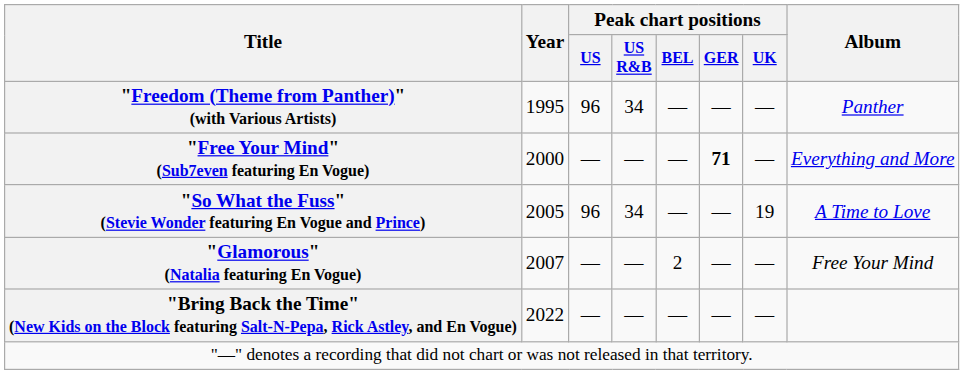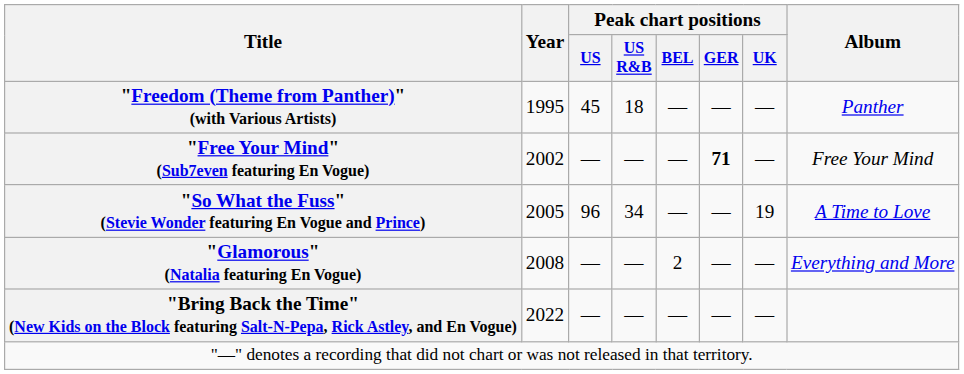(590, 106) 96 -> (590, 106) 45
(634, 106) 34 -> (634, 106) 18
(545, 159) 2000 -> (545, 159) 2002
(873, 159) Everything and More -> (873, 159) Free Your Mind
(545, 263) 2007 -> (545, 263) 2008
(873, 263) Free Your Mind -> (873, 263) Everything and More
